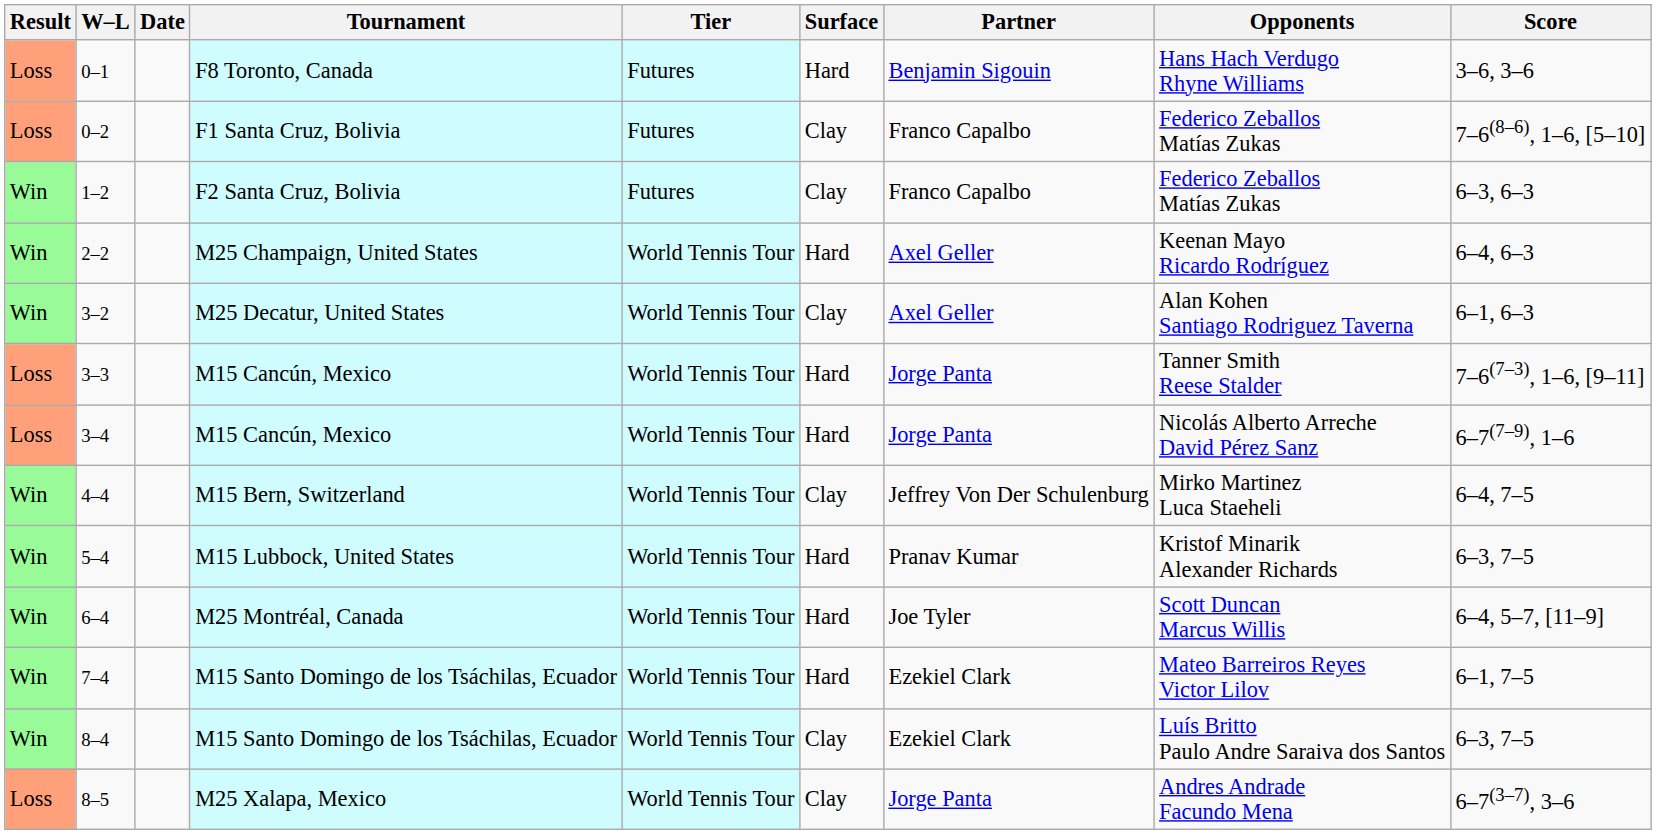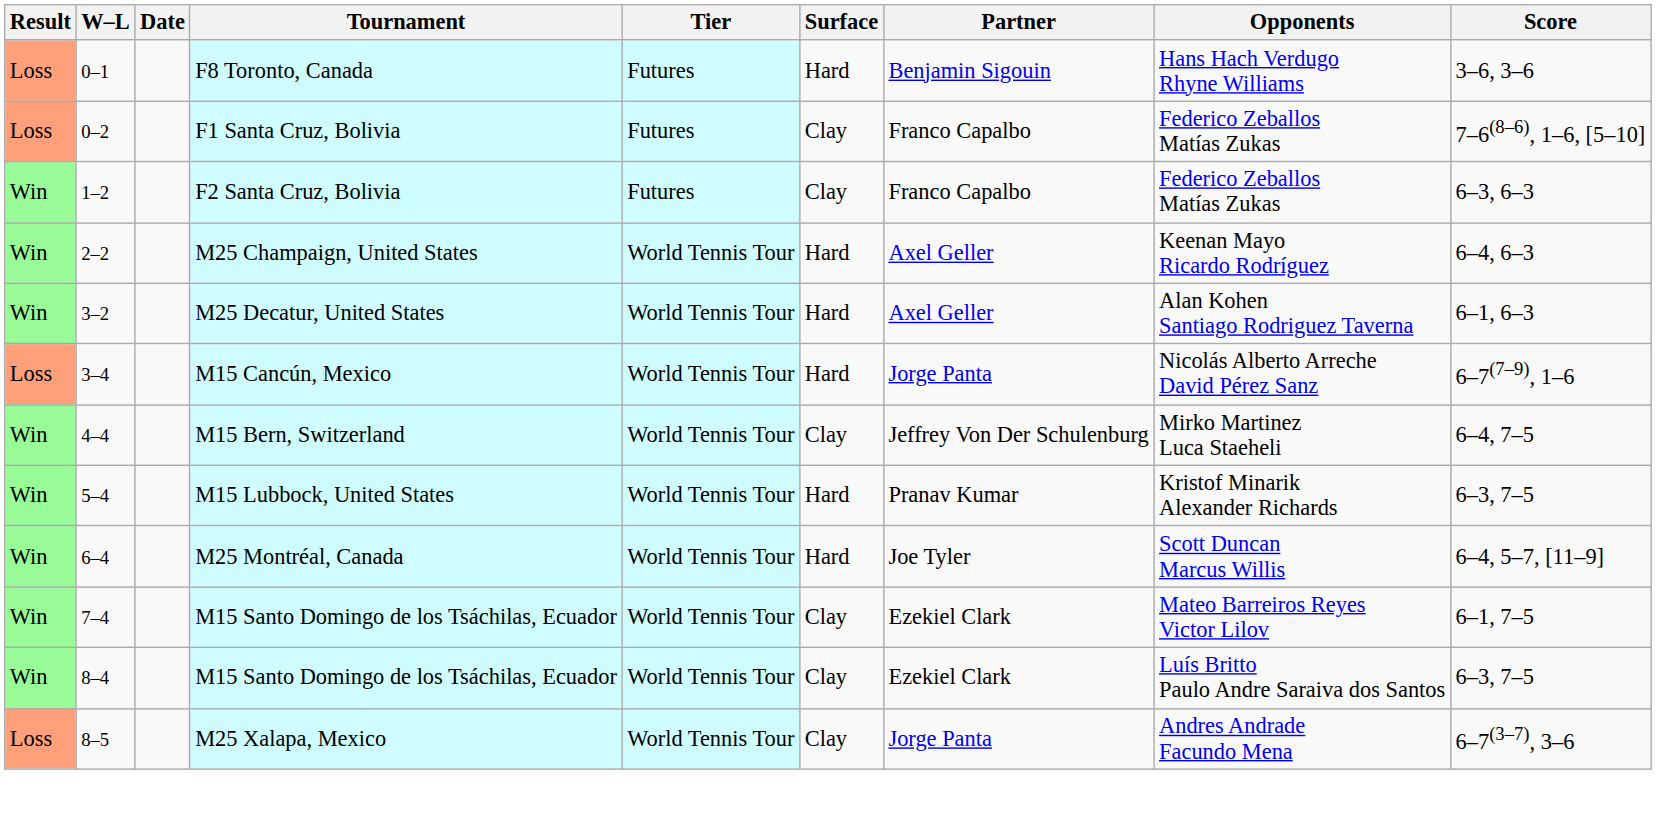(826, 313) Clay -> (827, 313) Hard
- row: (95, 375)
(827, 677) Hard -> (826, 616) Clay
